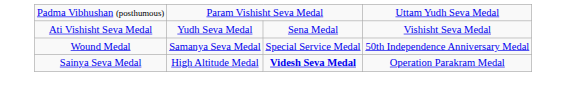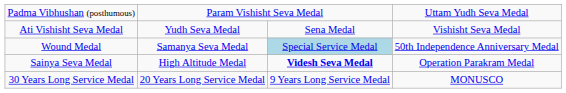(313, 46) no background -> (330, 46) lightblue background
+ row: (71, 79)
